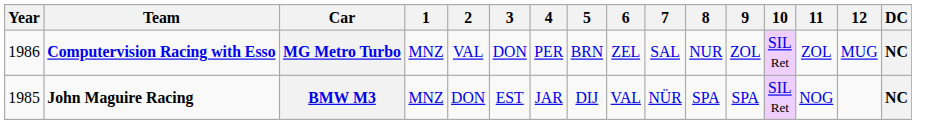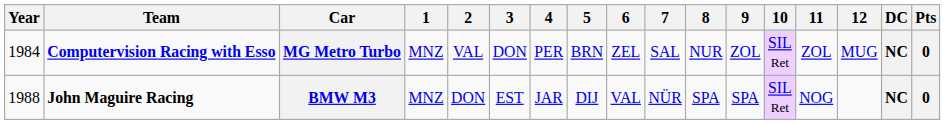+ column: (926, 17)
(24, 52) 1986 -> (24, 52) 1984
(24, 97) 1985 -> (24, 97) 1988
